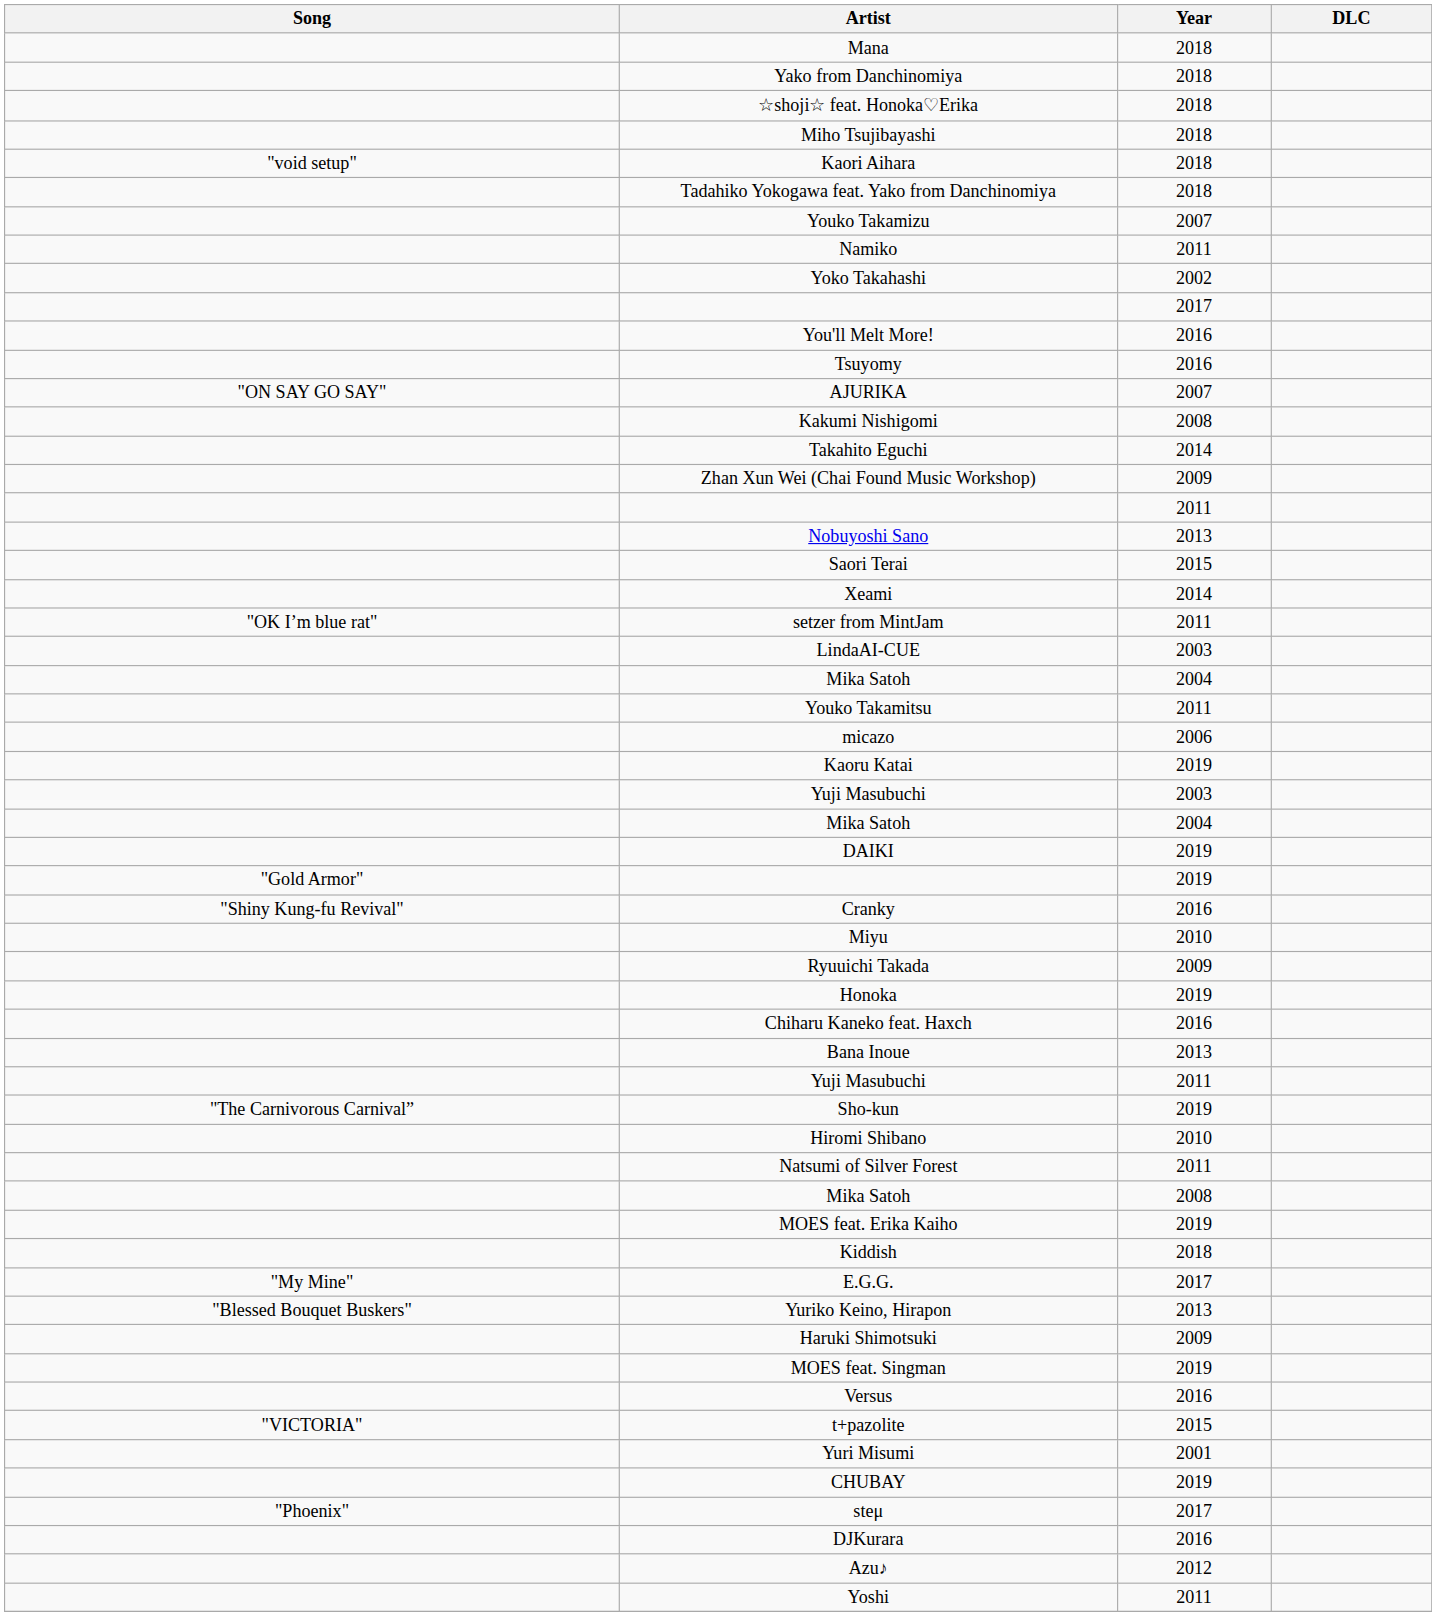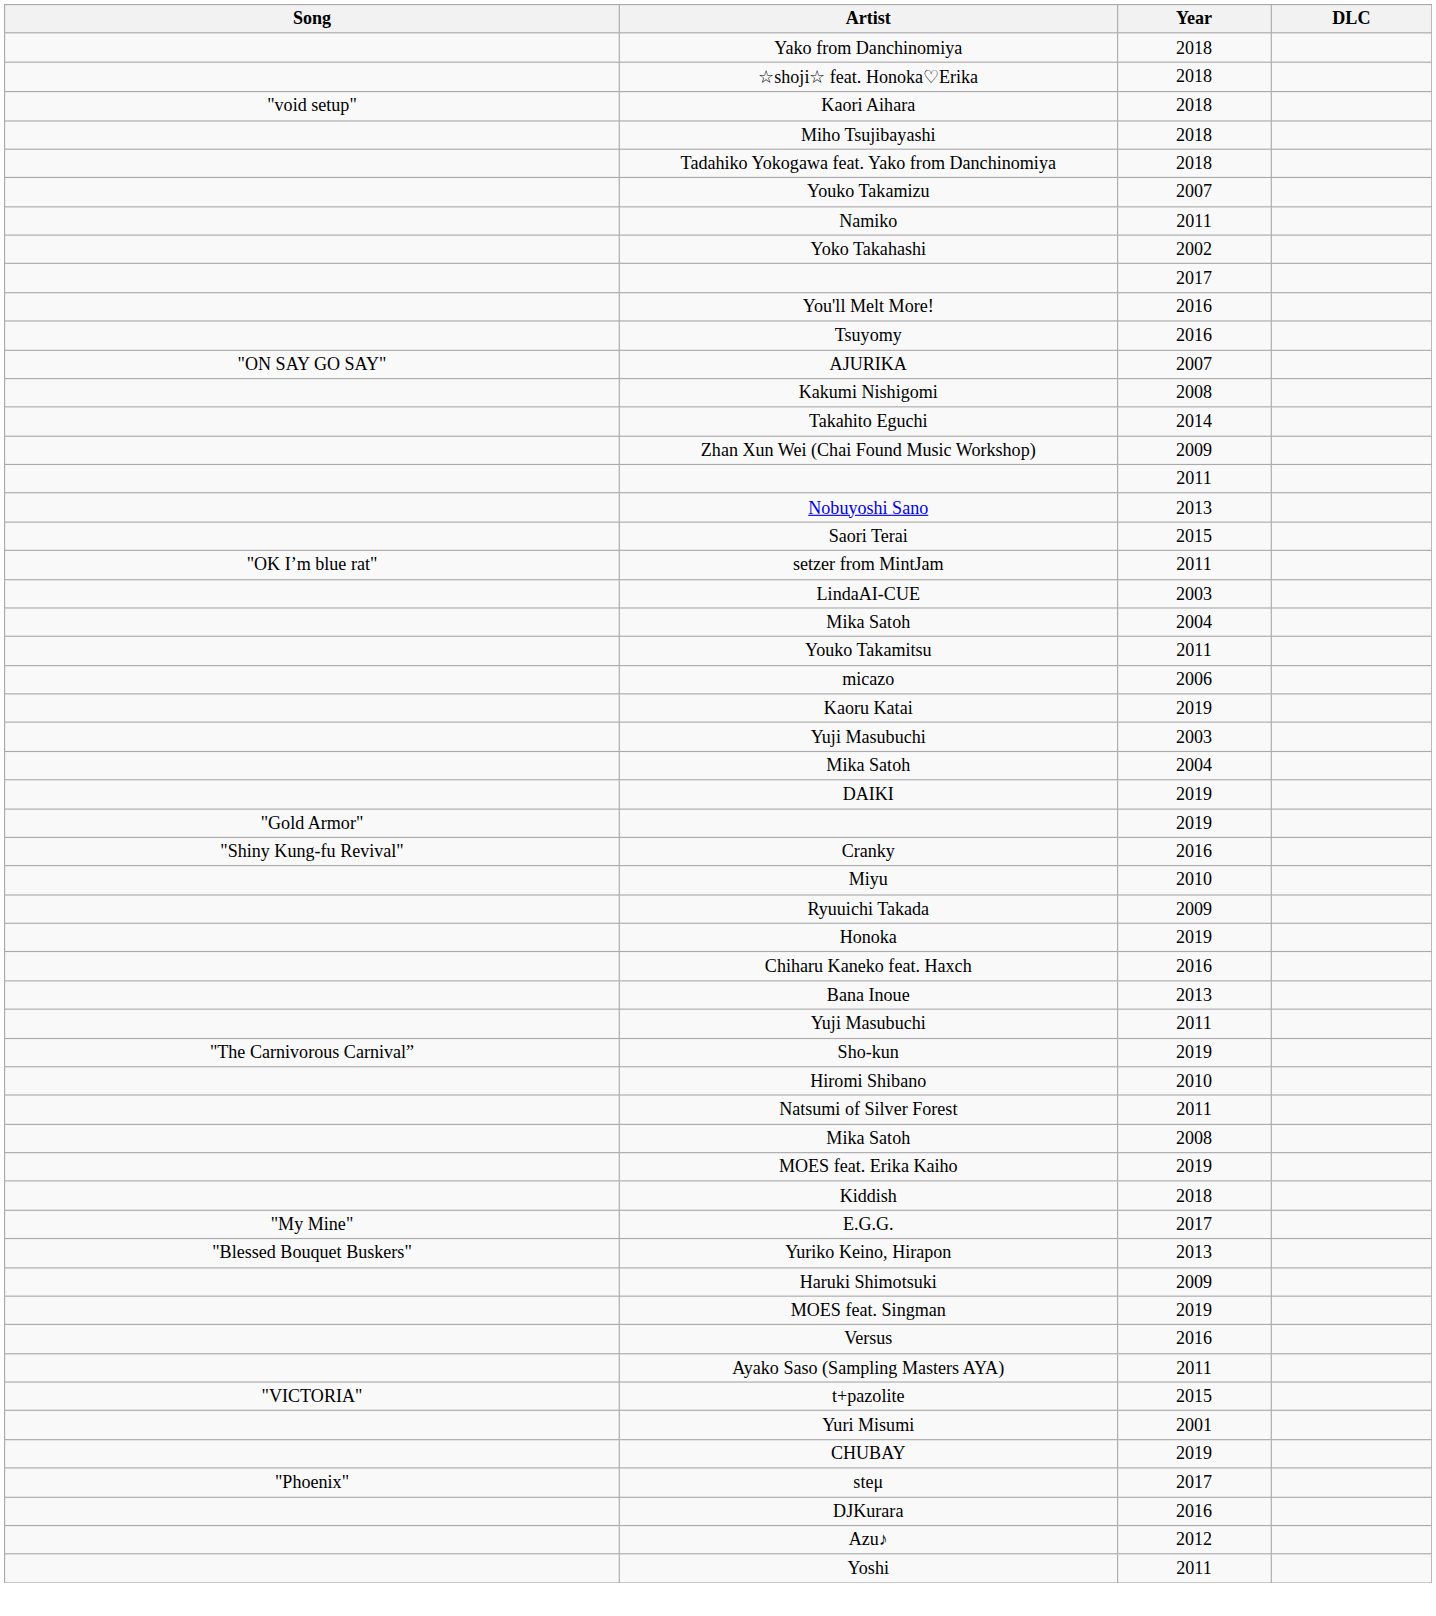- row: (868, 47)
rows swapped: (868, 163) <-> (868, 134)
- row: (868, 593)
+ row: (868, 1367)
